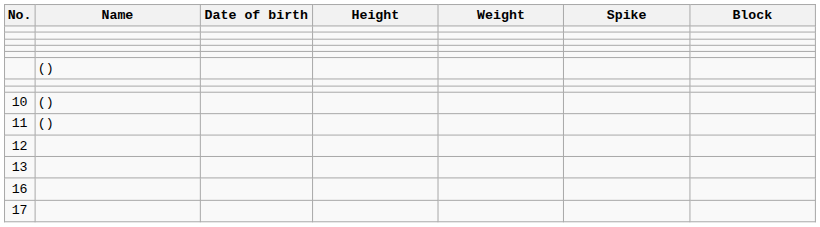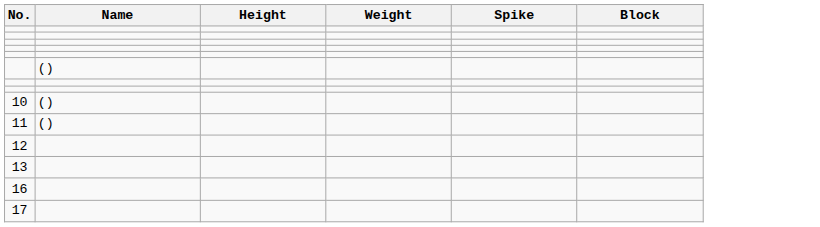- column: (256, 15)
